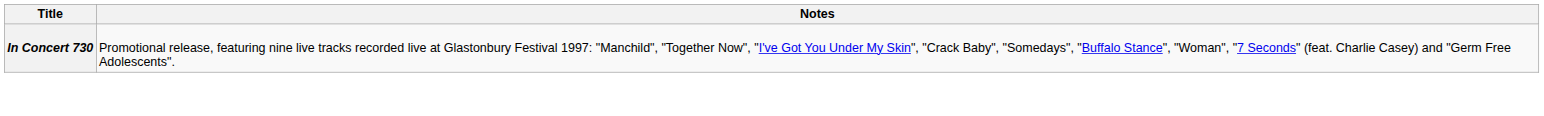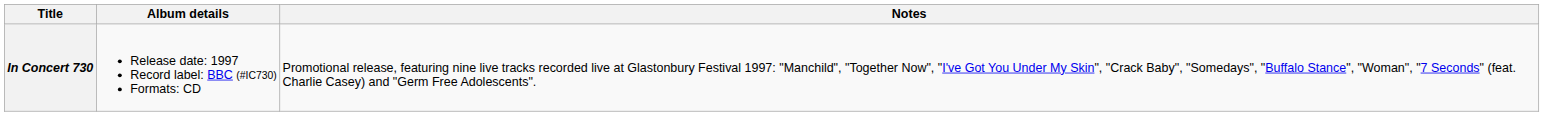+ column: (188, 14)
